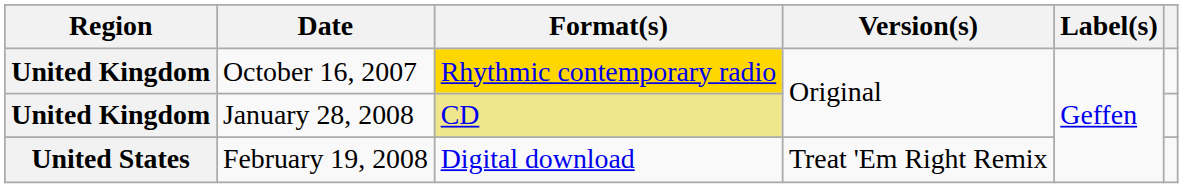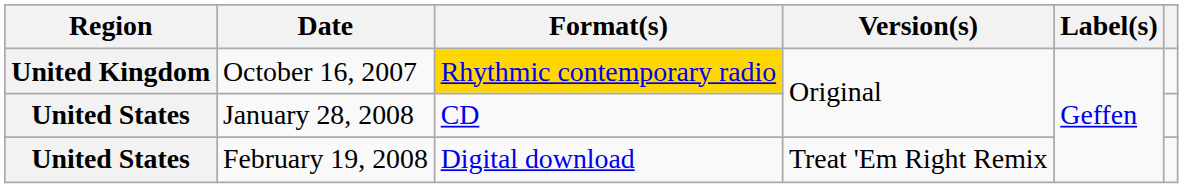(111, 114) United Kingdom -> (111, 114) United States
(460, 114) khaki background -> (460, 114) no background
